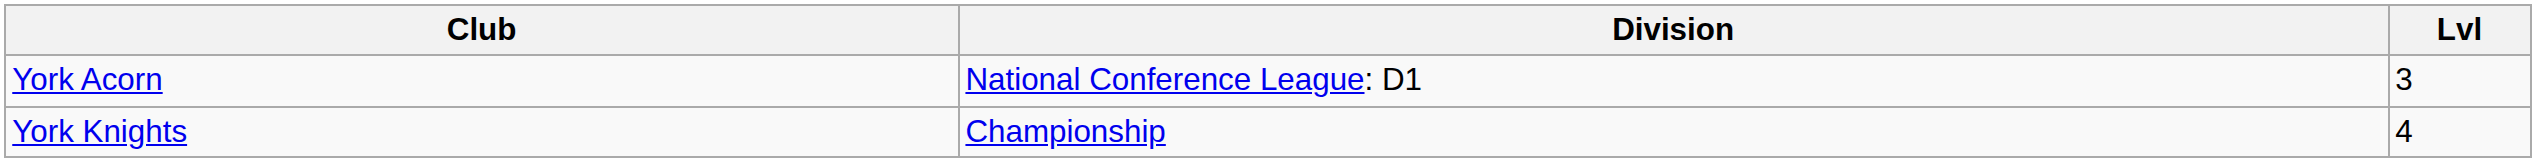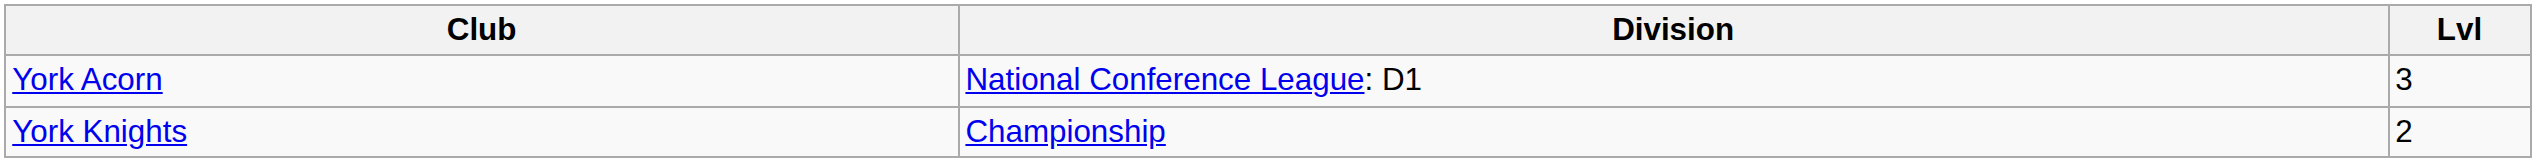(2404, 130) 4 -> (2404, 130) 2
